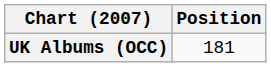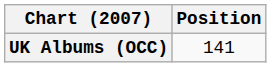(219, 48) 181 -> (219, 48) 141
